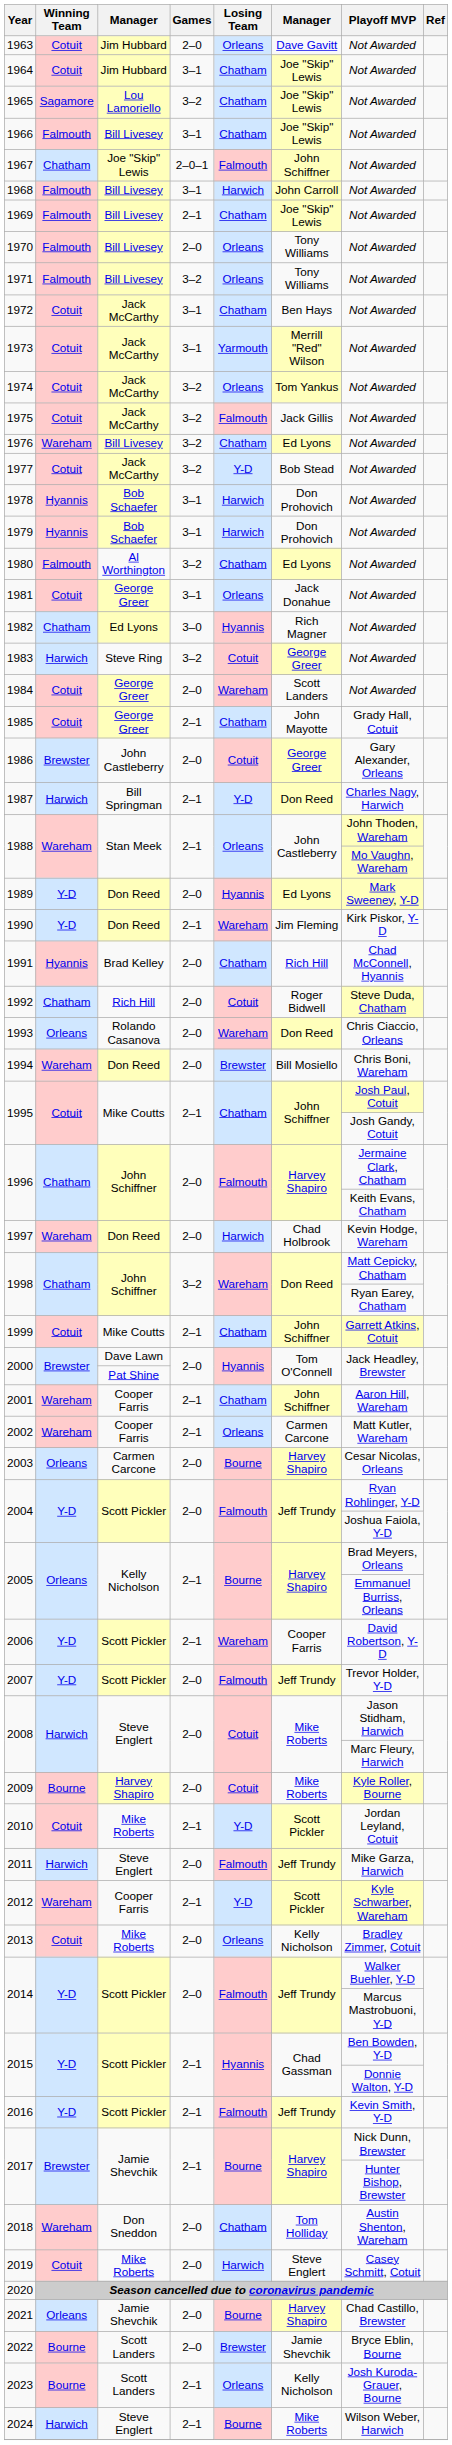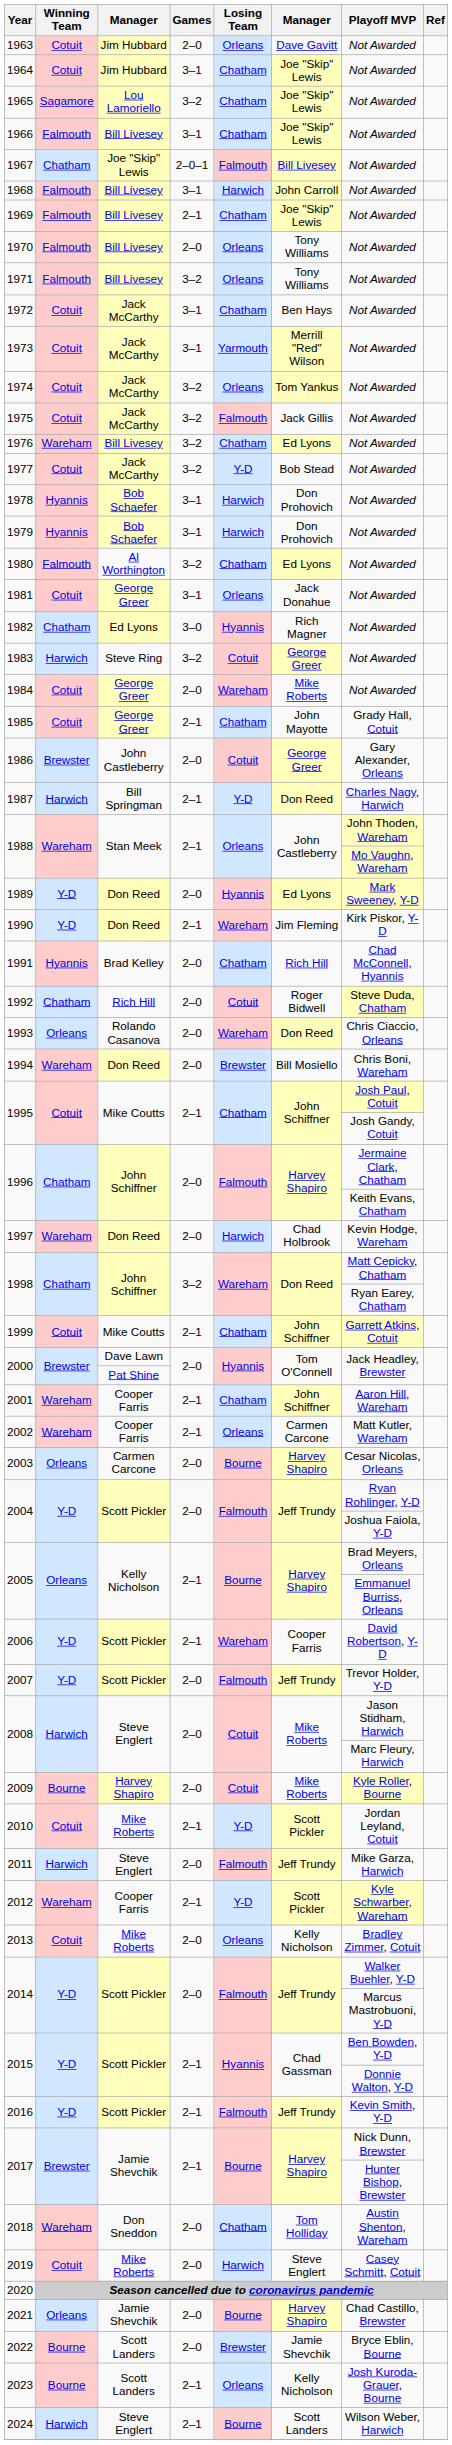(307, 165) John Schiffner -> (307, 165) Bill Livesey
(307, 690) Scott Landers -> (307, 690) Mike Roberts
(307, 2423) Mike Roberts -> (307, 2423) Scott Landers
